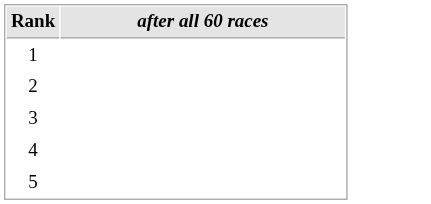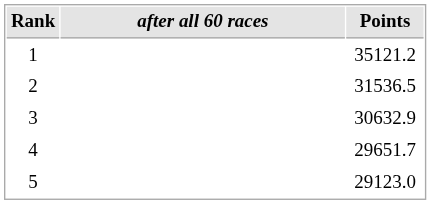+ column: (385, 21)
